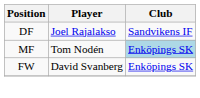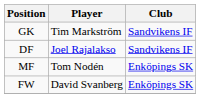+ row: (26, 31)
(161, 49) lightblue background -> (161, 66) no background
